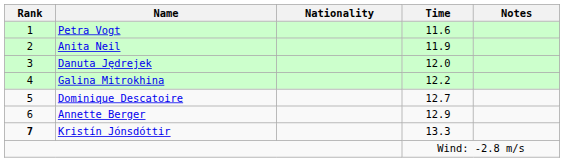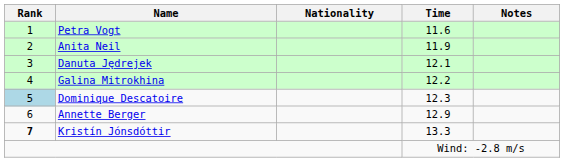(438, 64) 12.0 -> (438, 64) 12.1
(30, 98) no background -> (30, 98) lightblue background
(438, 98) 12.7 -> (438, 98) 12.3
